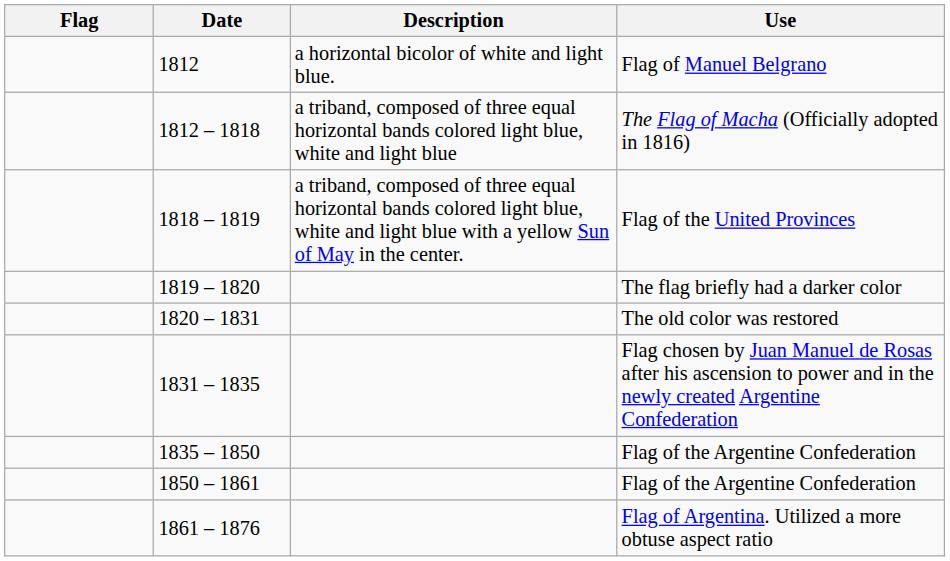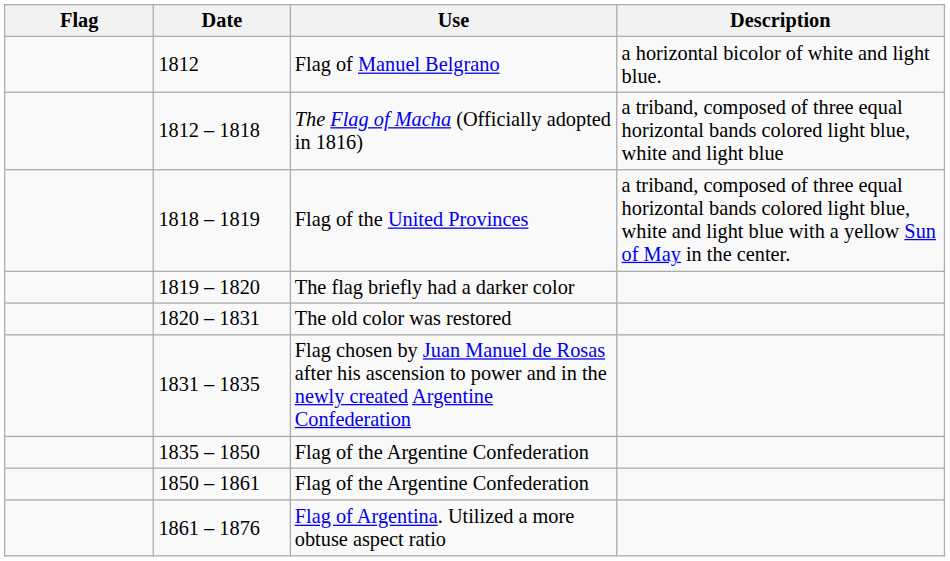columns swapped: (780, 20) <-> (453, 20)
